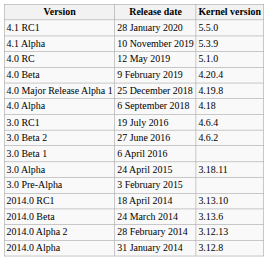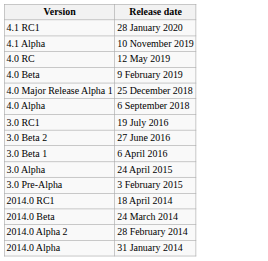- column: (230, 12)
